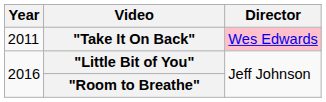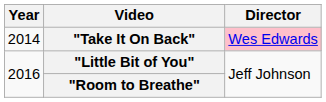(23, 39) 2011 -> (24, 39) 2014
